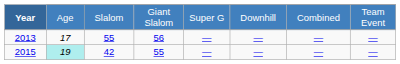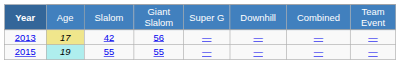(65, 37) no background -> (65, 37) khaki background
(109, 37) 55 -> (109, 37) 42
(109, 52) 42 -> (109, 52) 55
